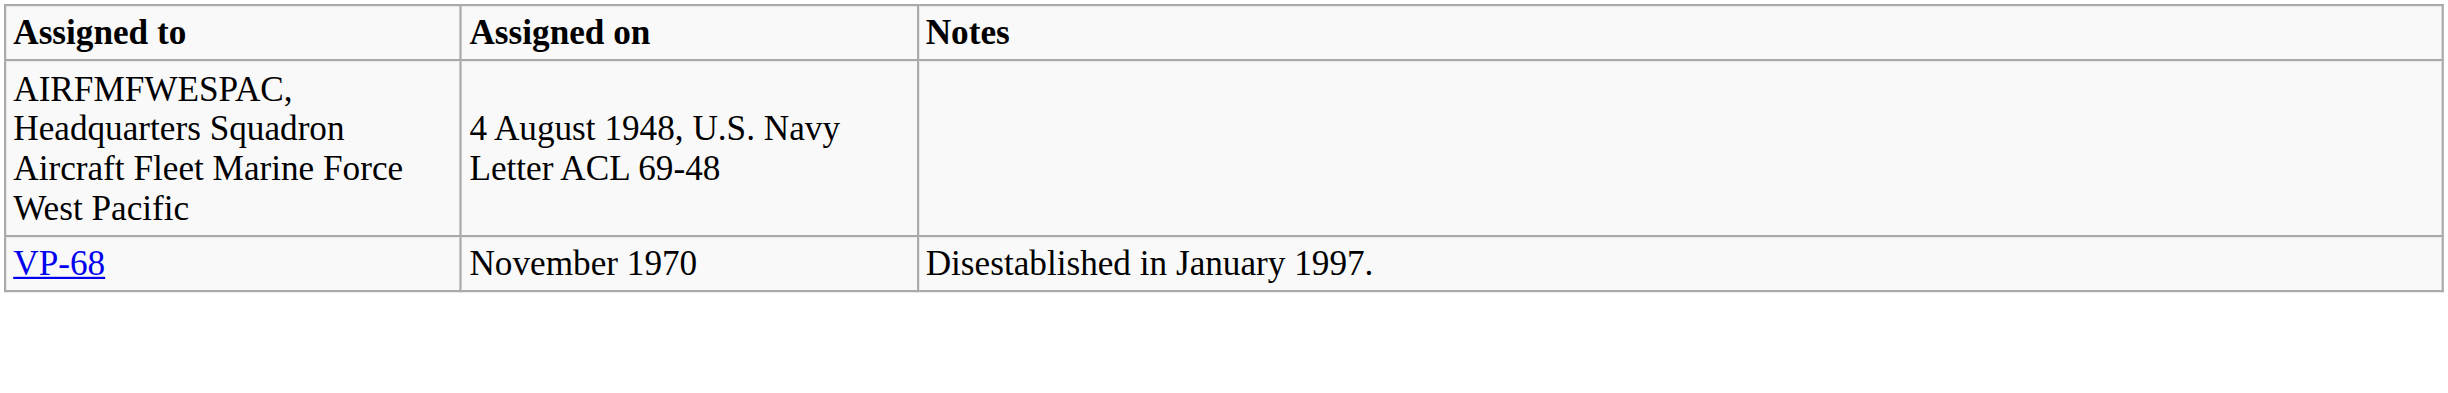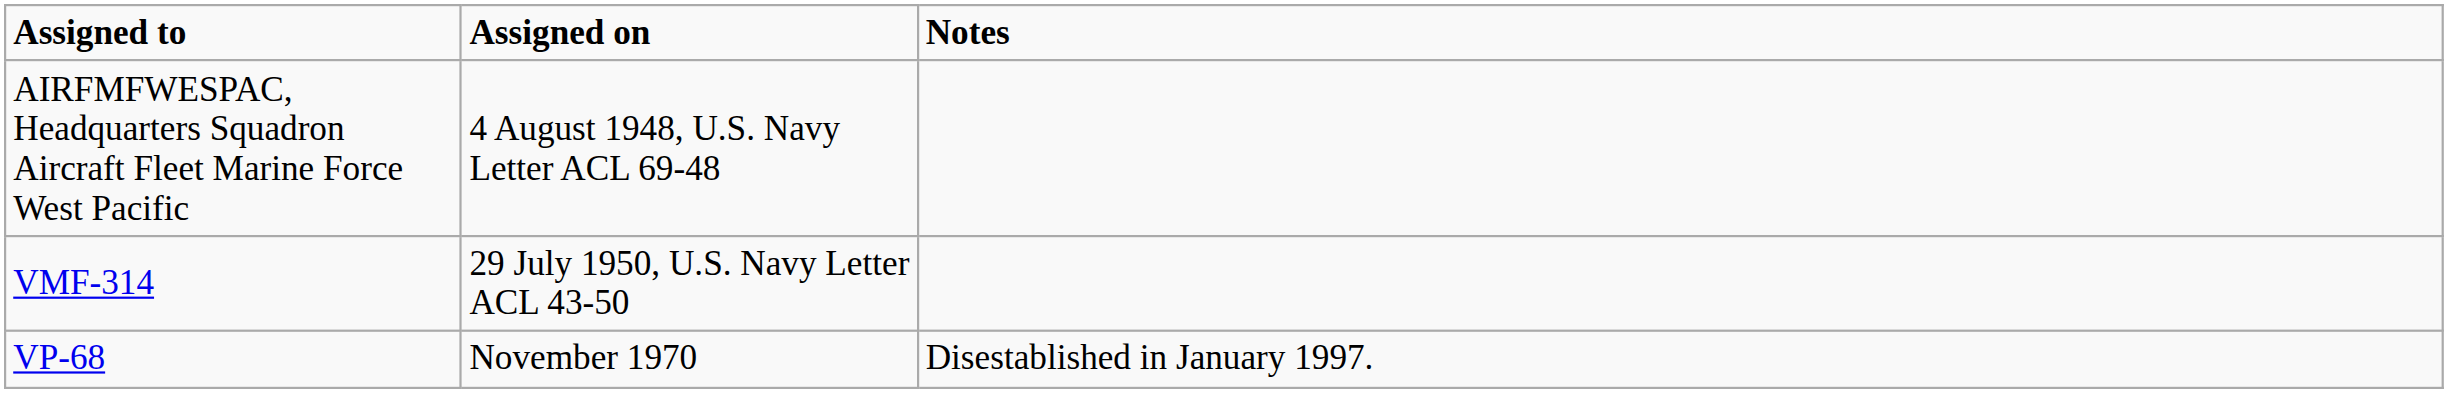+ row: (84, 282)
